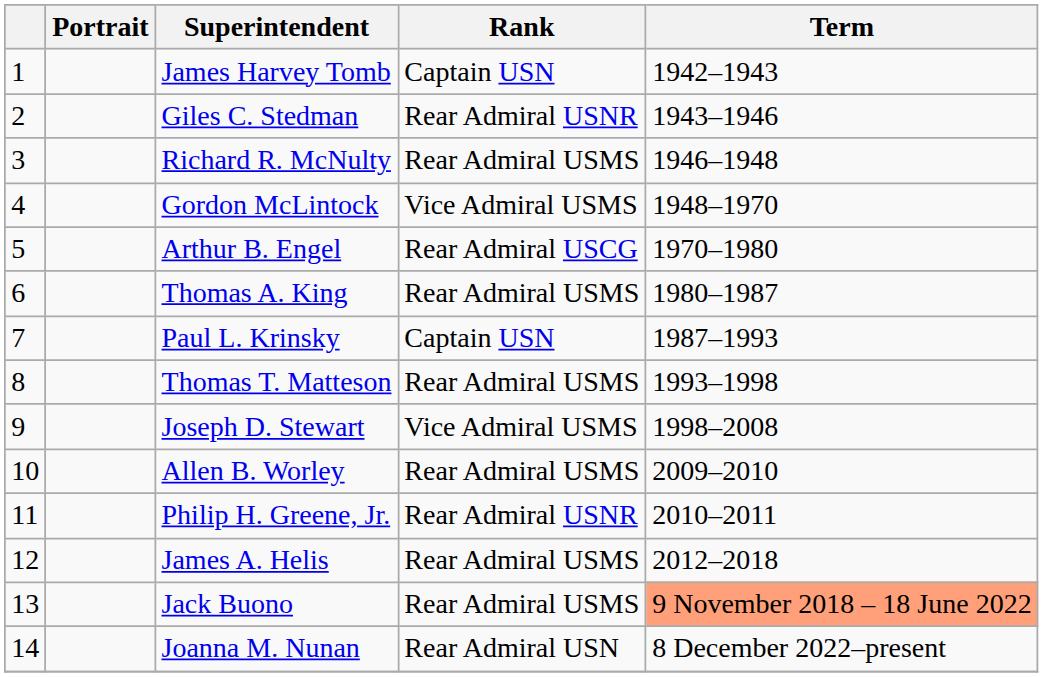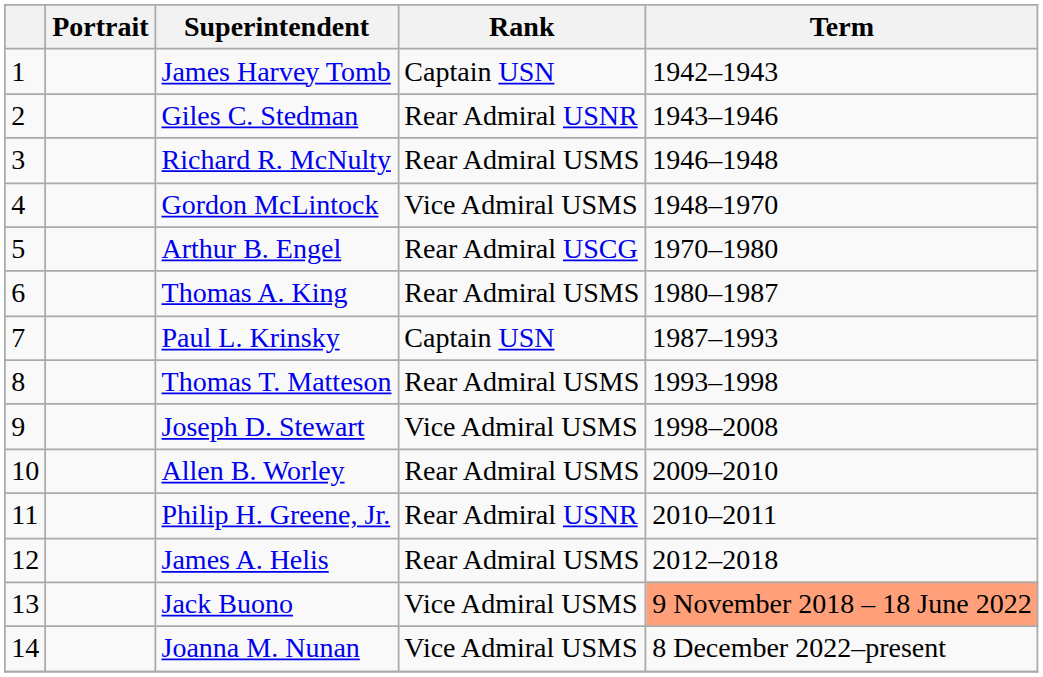(522, 603) Rear Admiral USMS -> (521, 603) Vice Admiral USMS
(512, 648) Rear Admiral USN -> (521, 648) Vice Admiral USMS
